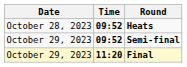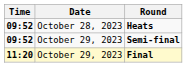columns swapped: (49, 12) <-> (109, 12)
